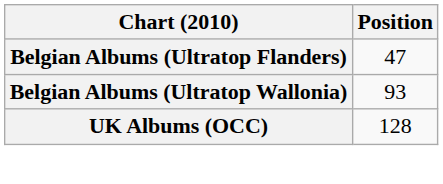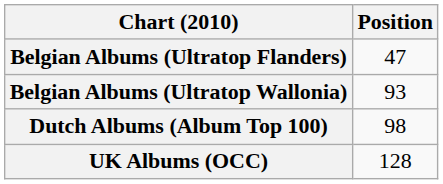+ row: (179, 126)
